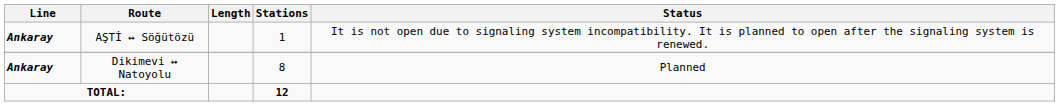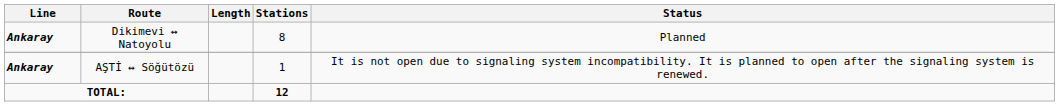rows swapped: (145, 37) <-> (145, 68)
